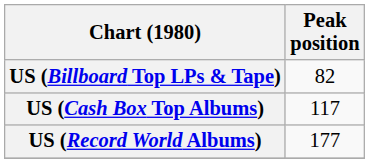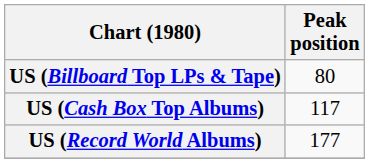(325, 76) 82 -> (325, 76) 80
